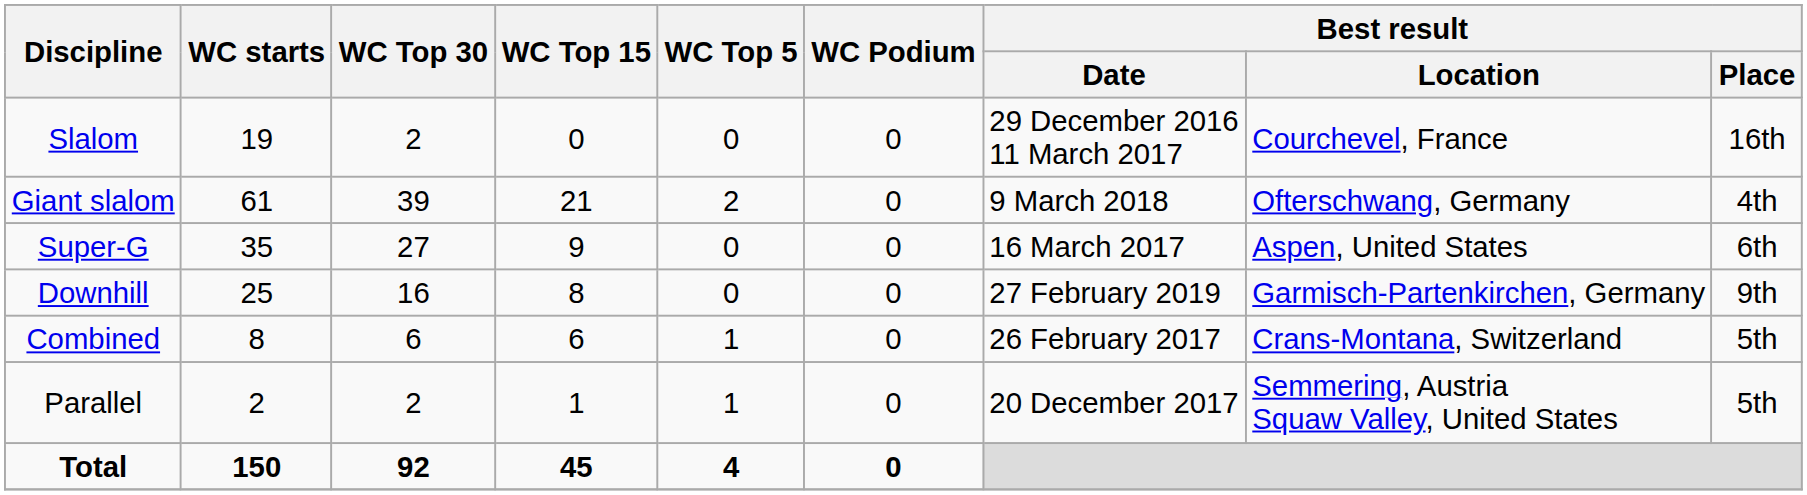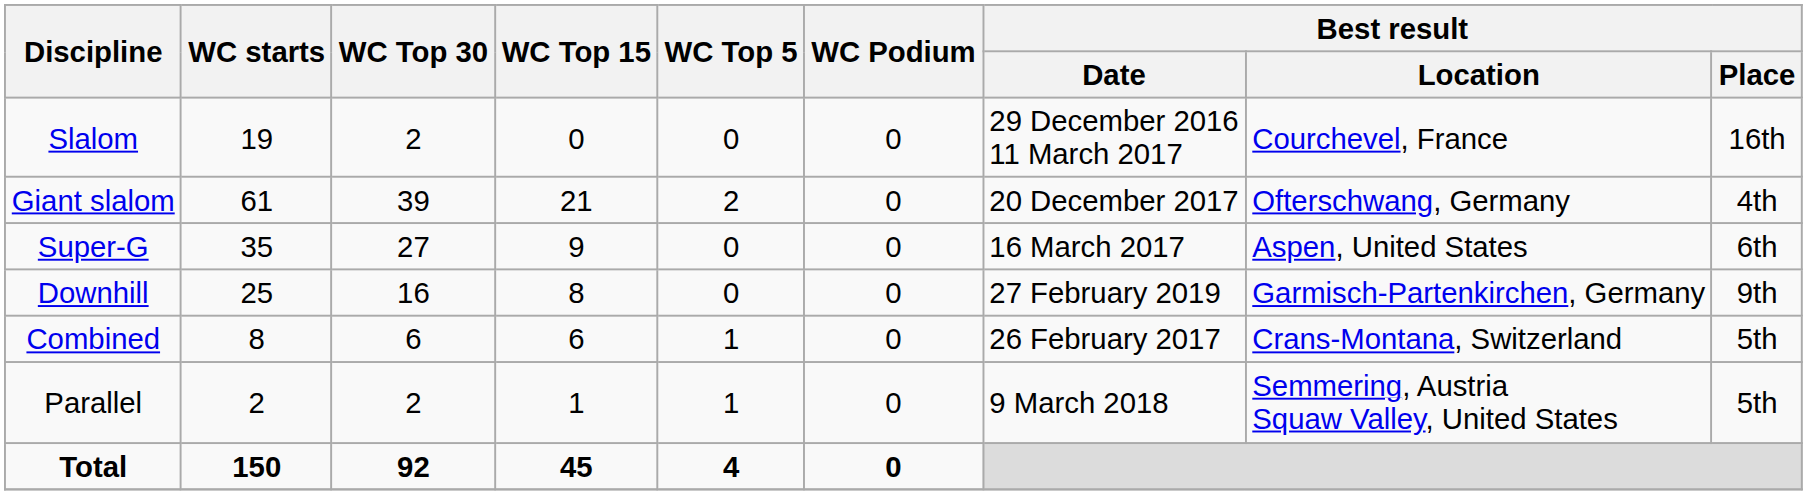(1079, 201) 9 March 2018 -> (1114, 201) 20 December 2017
(1114, 403) 20 December 2017 -> (1079, 403) 9 March 2018
